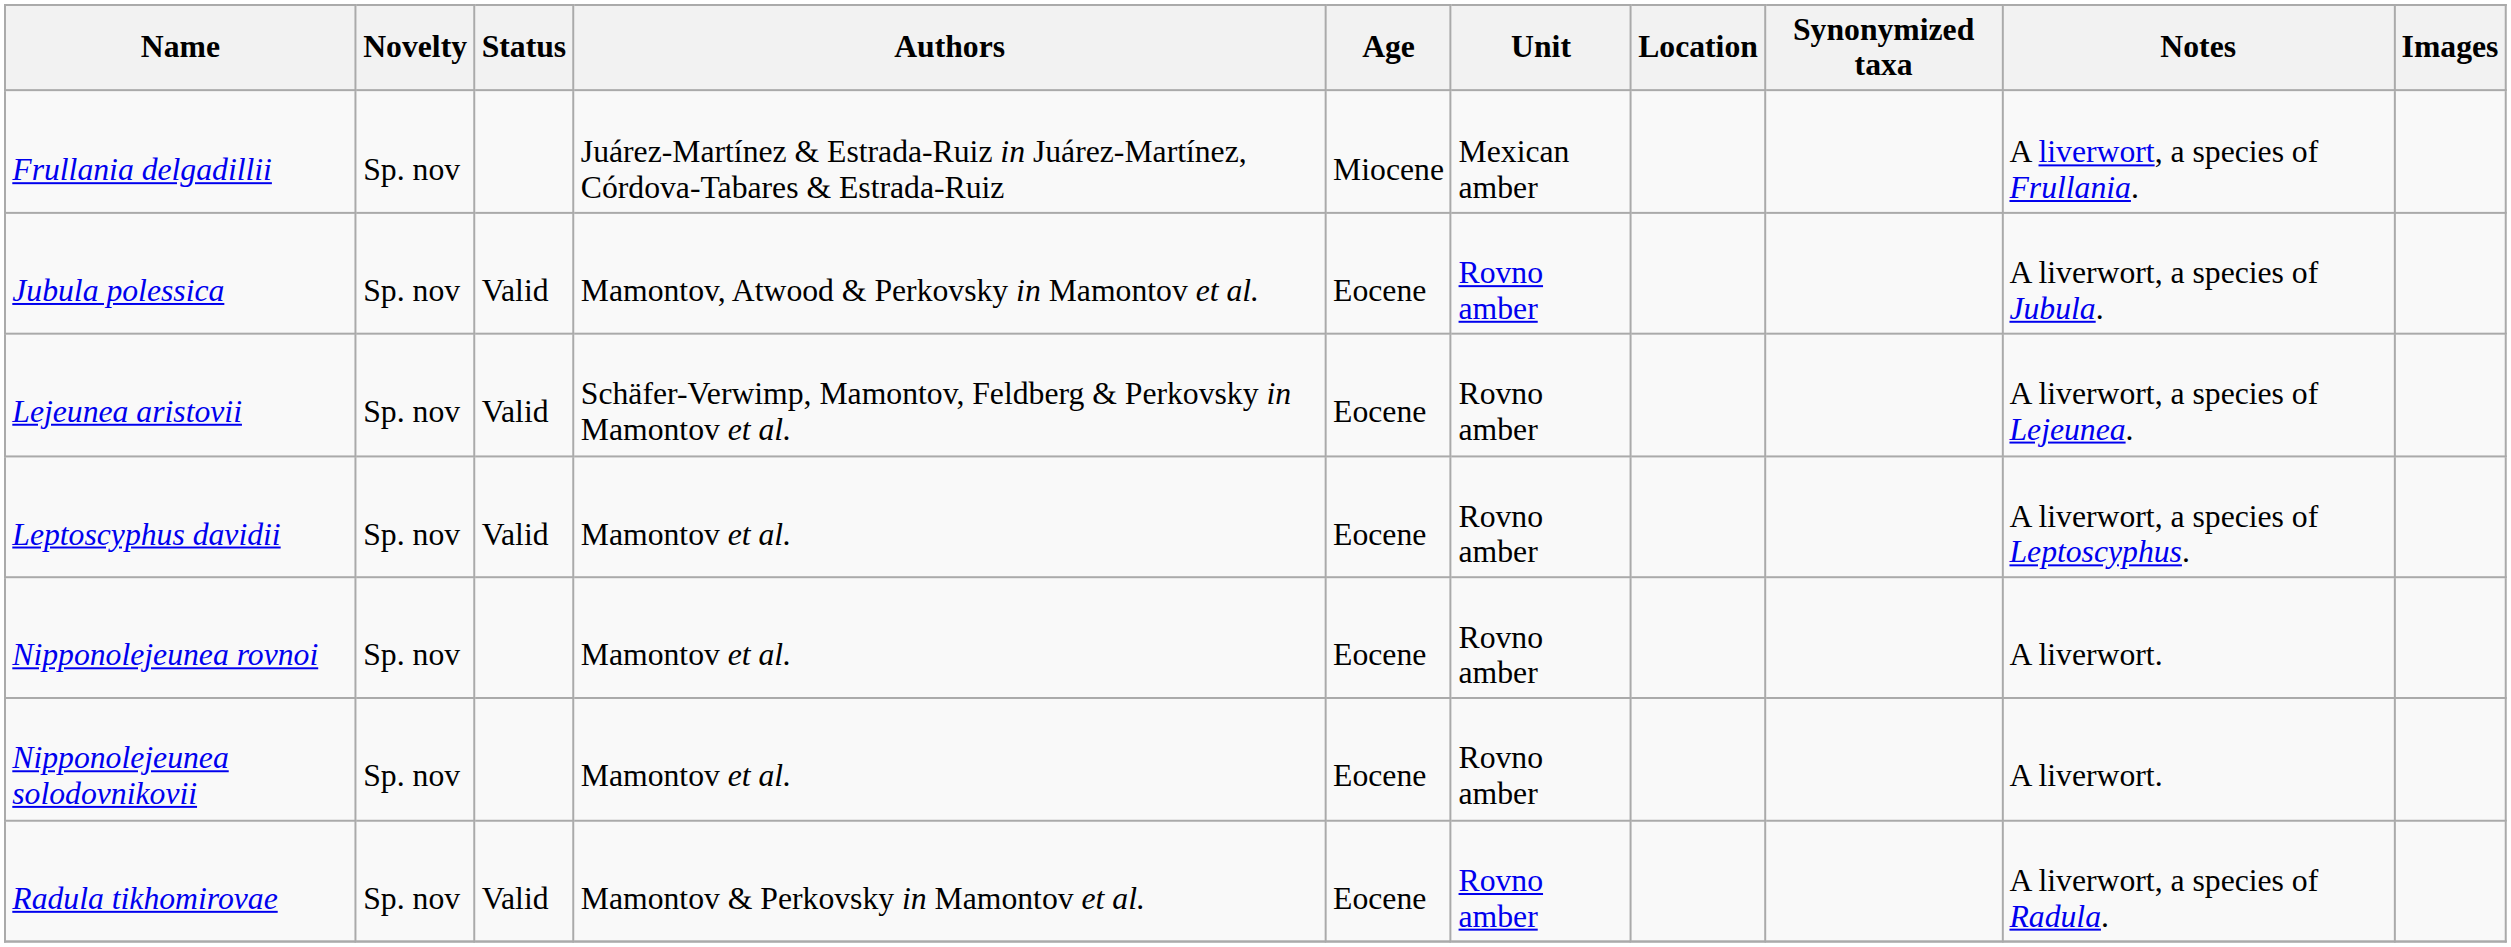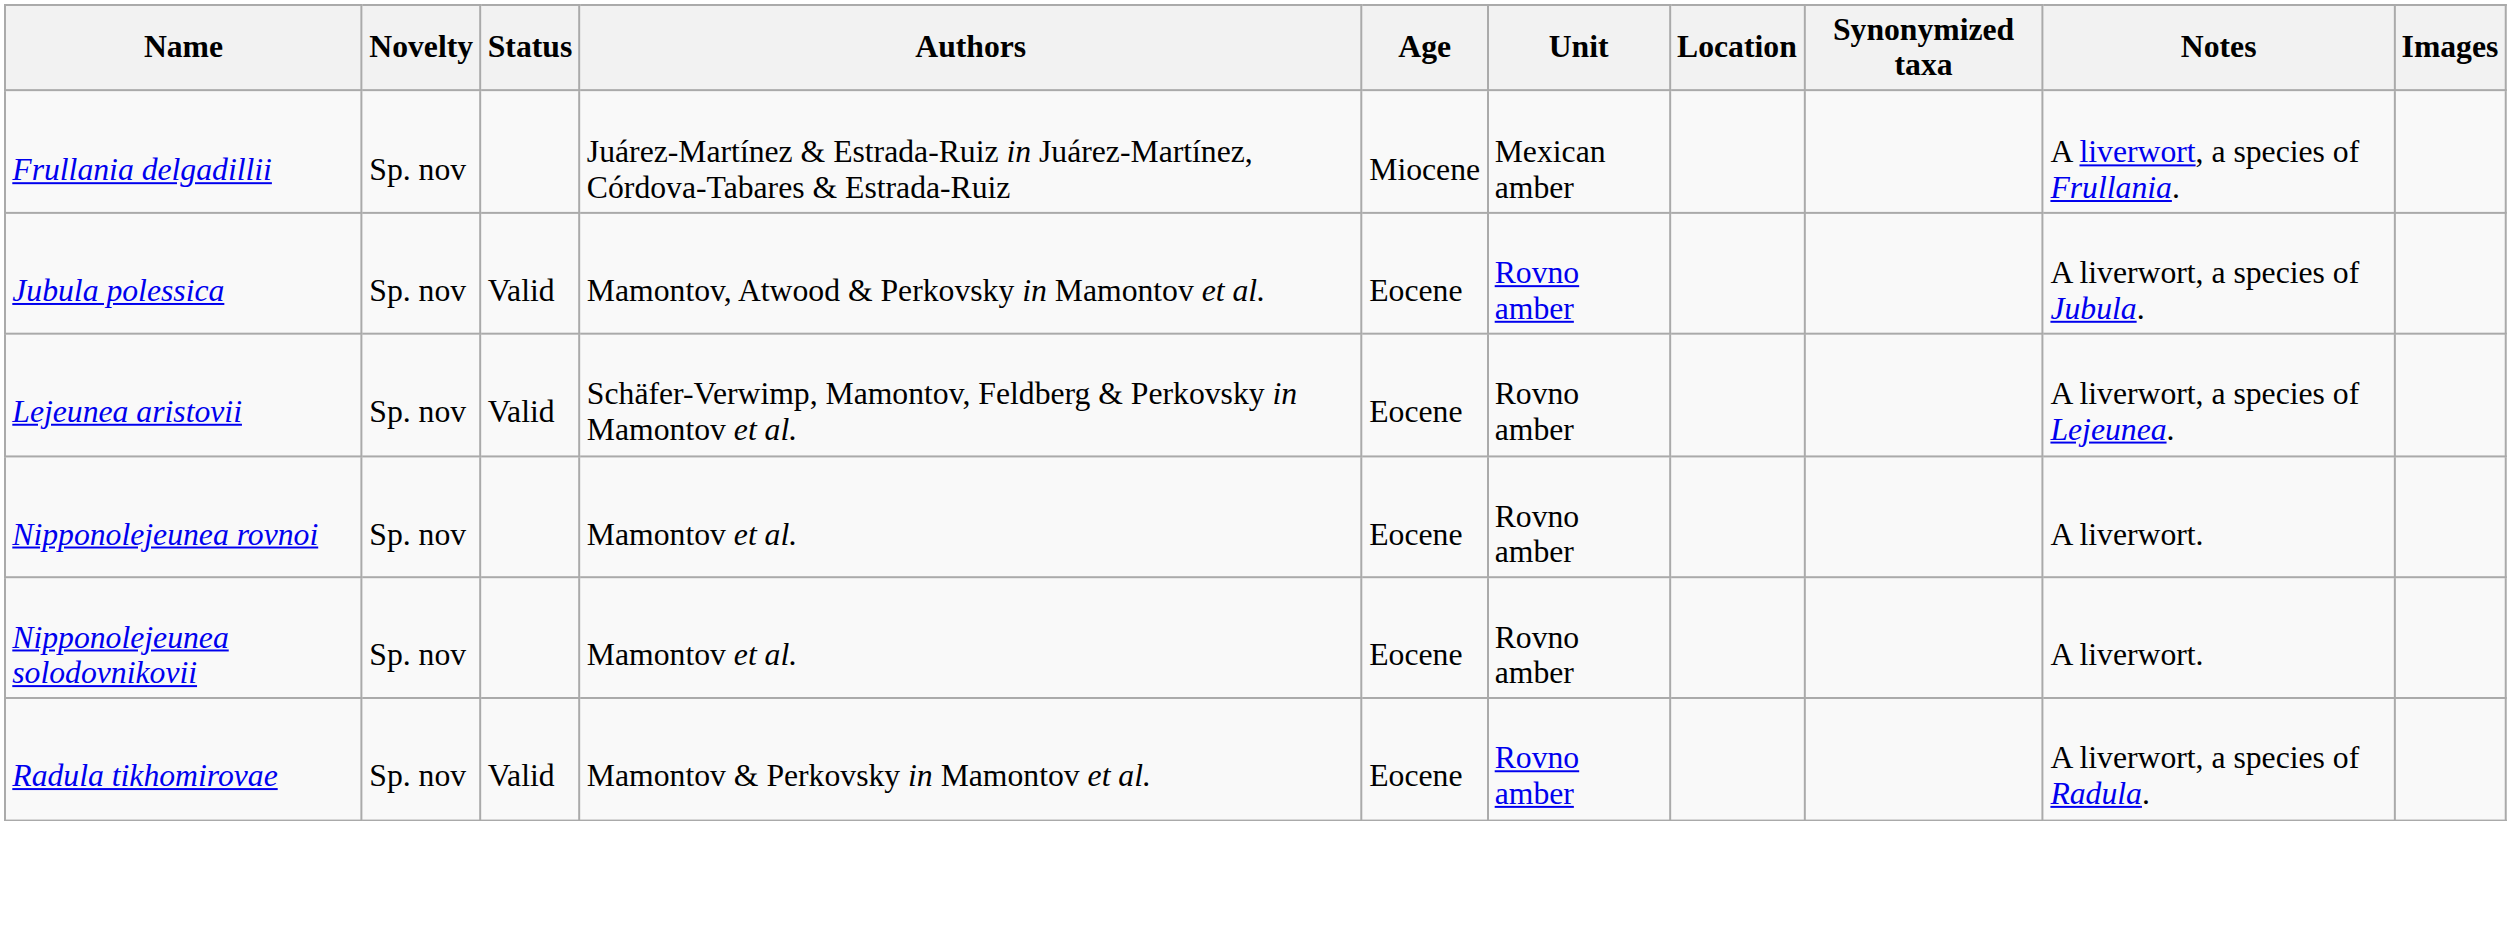- row: (146, 533)
